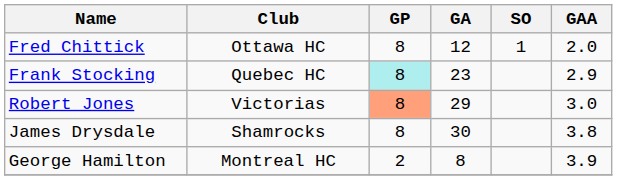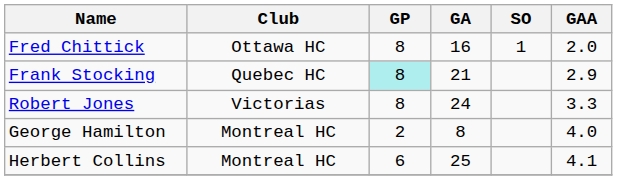(460, 47) 12 -> (460, 47) 16
(460, 76) 23 -> (460, 76) 21
(400, 104) lightsalmon background -> (400, 104) no background
(460, 104) 29 -> (460, 104) 24
(582, 104) 3.0 -> (582, 104) 3.3
- row: (82, 132)
(582, 161) 3.9 -> (582, 132) 4.0
+ row: (87, 161)
